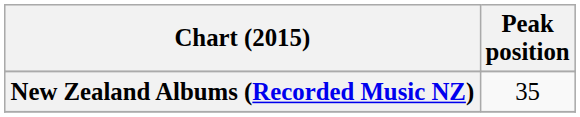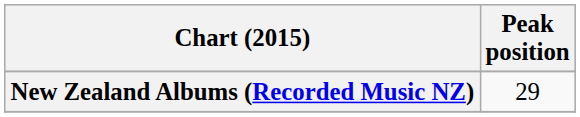(528, 91) 35 -> (528, 91) 29
